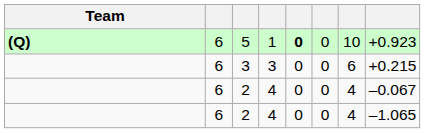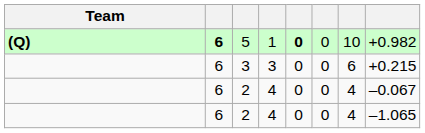(219, 41) normal -> (219, 41) bold
(392, 41) +0.923 -> (392, 41) +0.982
